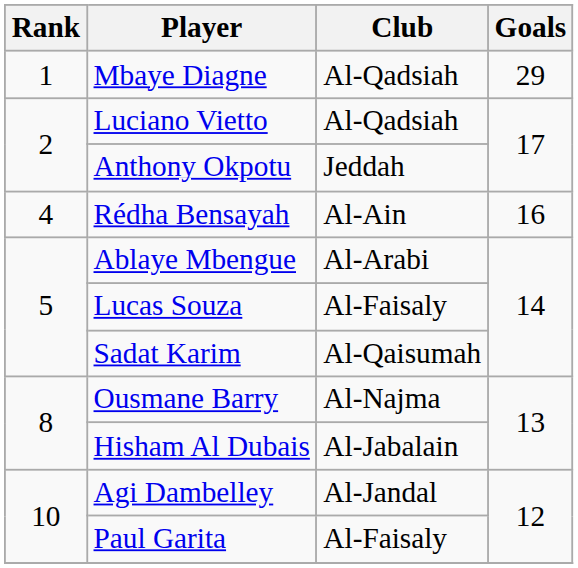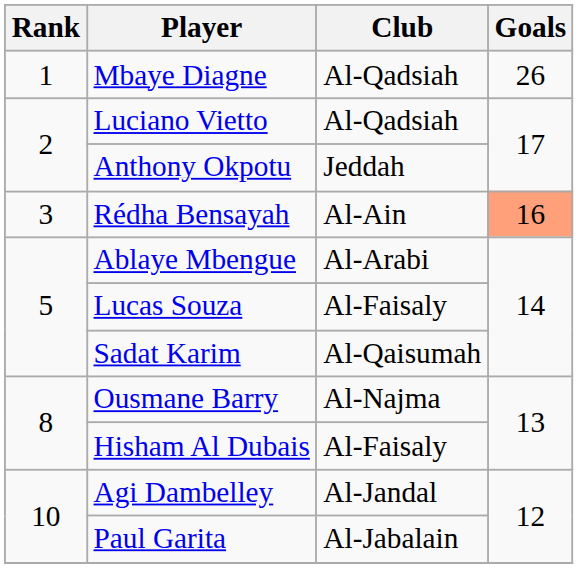(530, 74) 29 -> (530, 74) 26
(46, 213) 4 -> (46, 213) 3
(530, 213) no background -> (530, 213) lightsalmon background
(391, 445) Al-Jabalain -> (385, 445) Al-Faisaly
(385, 538) Al-Faisaly -> (391, 538) Al-Jabalain
